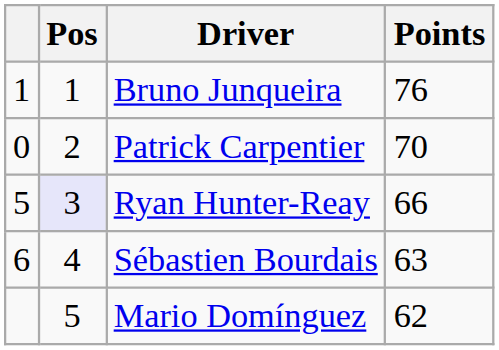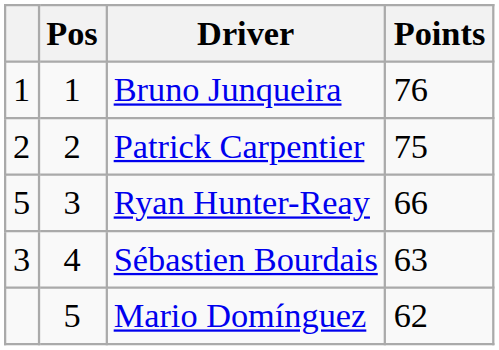(22, 146) 0 -> (22, 146) 2
(411, 146) 70 -> (411, 146) 75
(72, 202) lavender background -> (72, 202) no background
(22, 259) 6 -> (22, 259) 3
